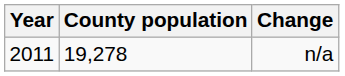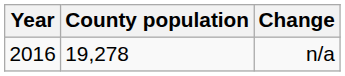(32, 53) 2011 -> (33, 53) 2016
